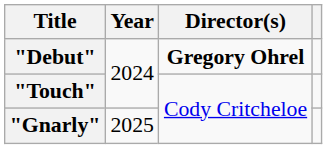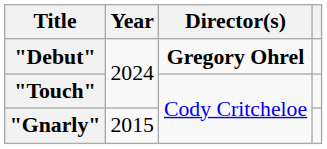(132, 125) 2025 -> (132, 125) 2015
